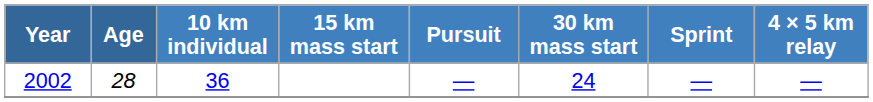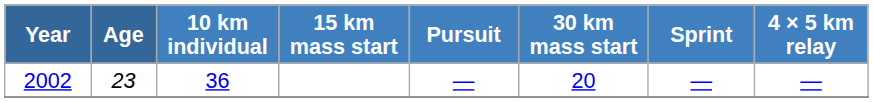(123, 80) 28 -> (123, 80) 23
(583, 80) 24 -> (583, 80) 20
